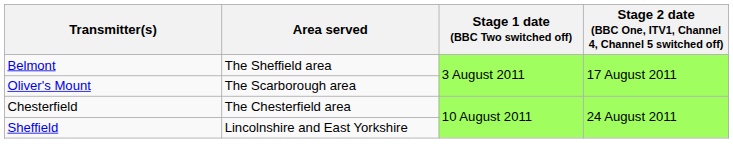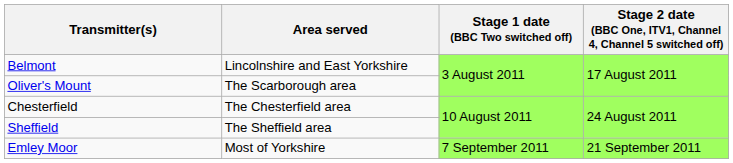(278, 65) The Sheffield area -> (316, 65) Lincolnshire and East Yorkshire
(316, 127) Lincolnshire and East Yorkshire -> (278, 127) The Sheffield area
+ row: (42, 148)
